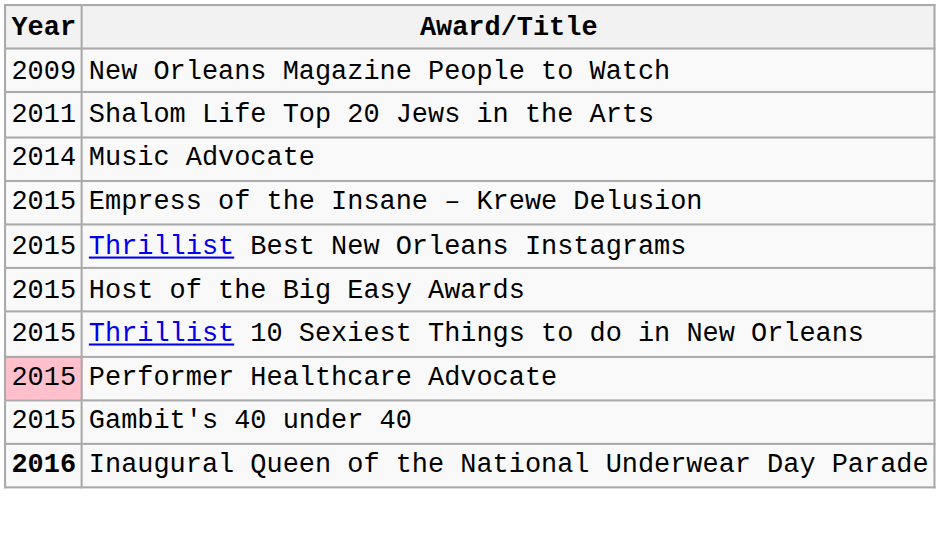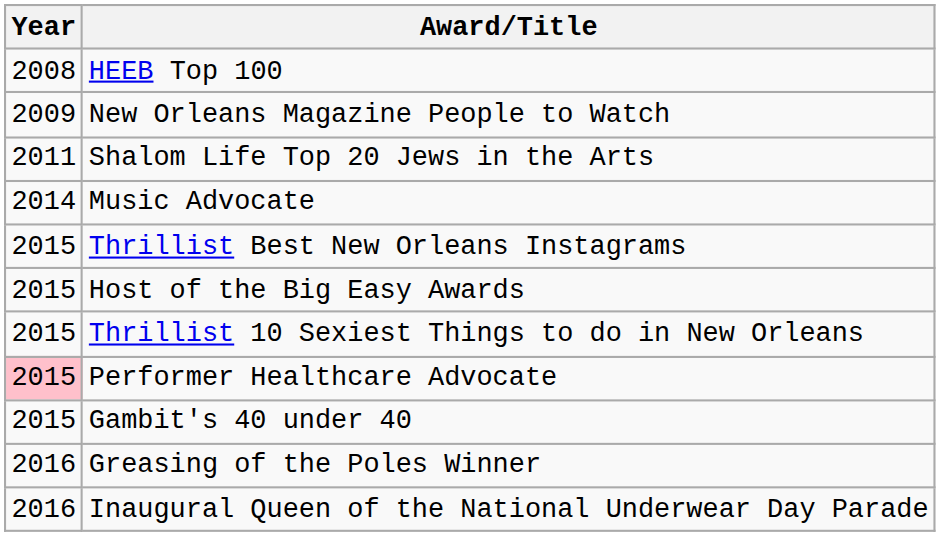+ row: (186, 71)
- row: (396, 202)
+ row: (315, 466)
(44, 466) bold -> (44, 509) normal
